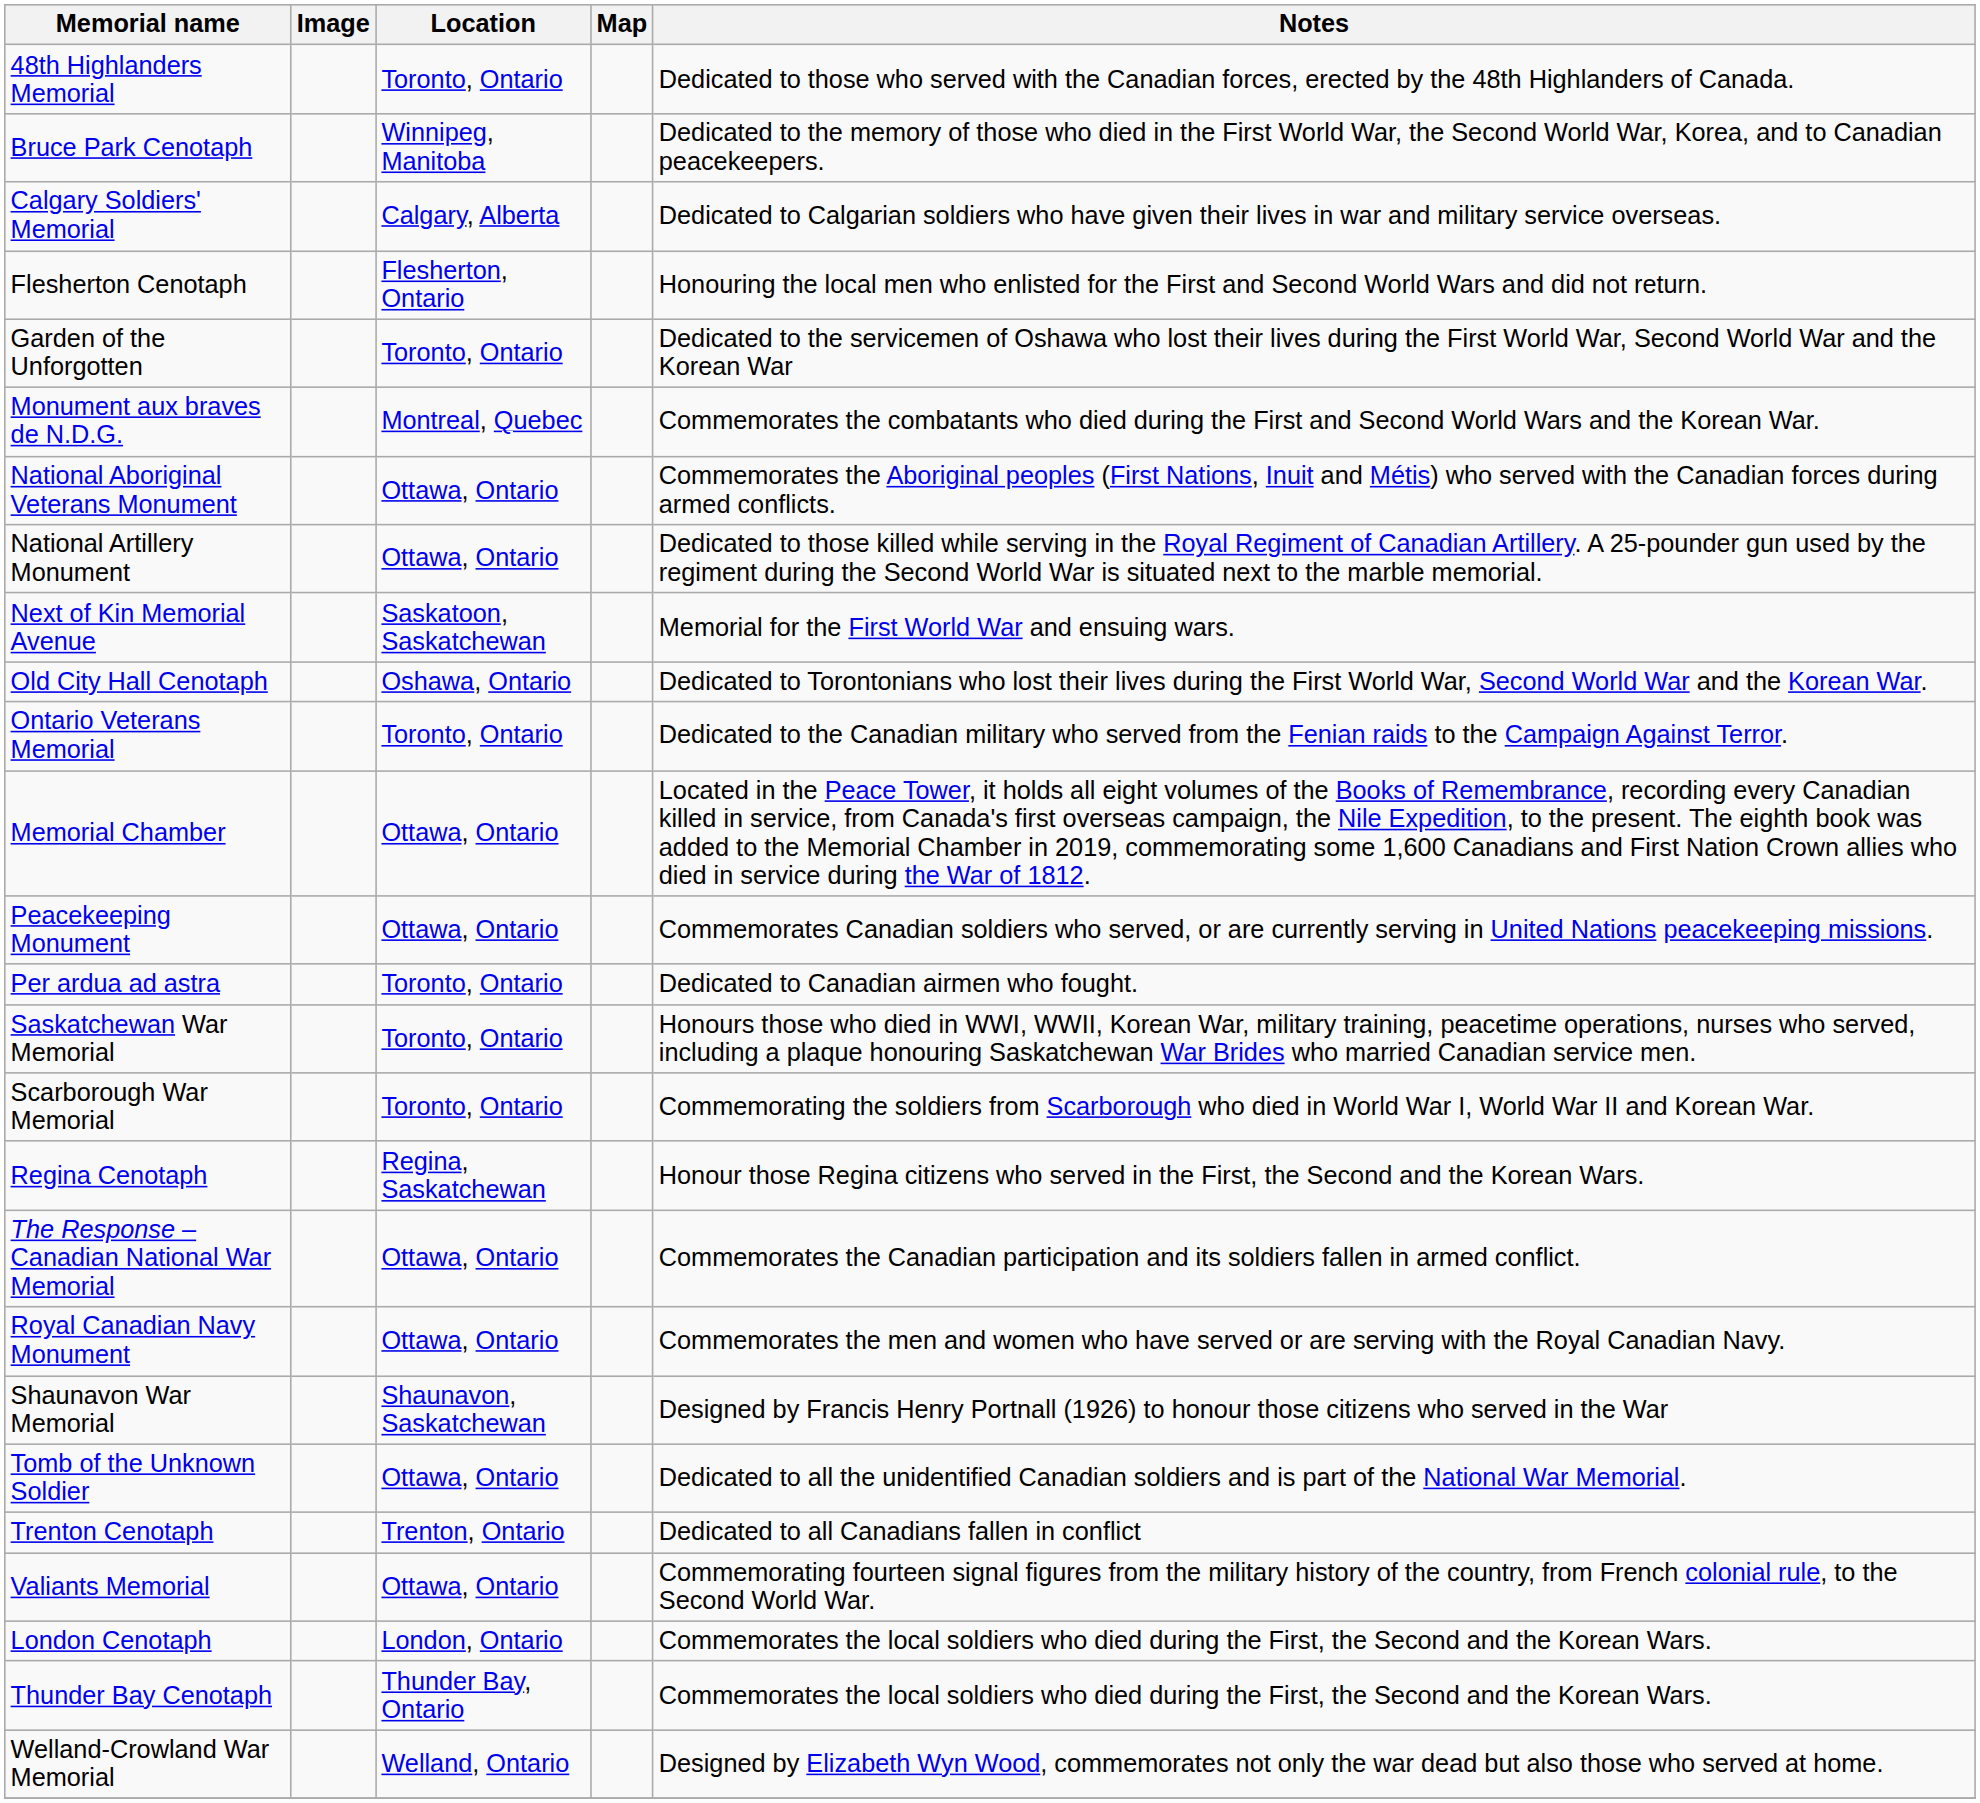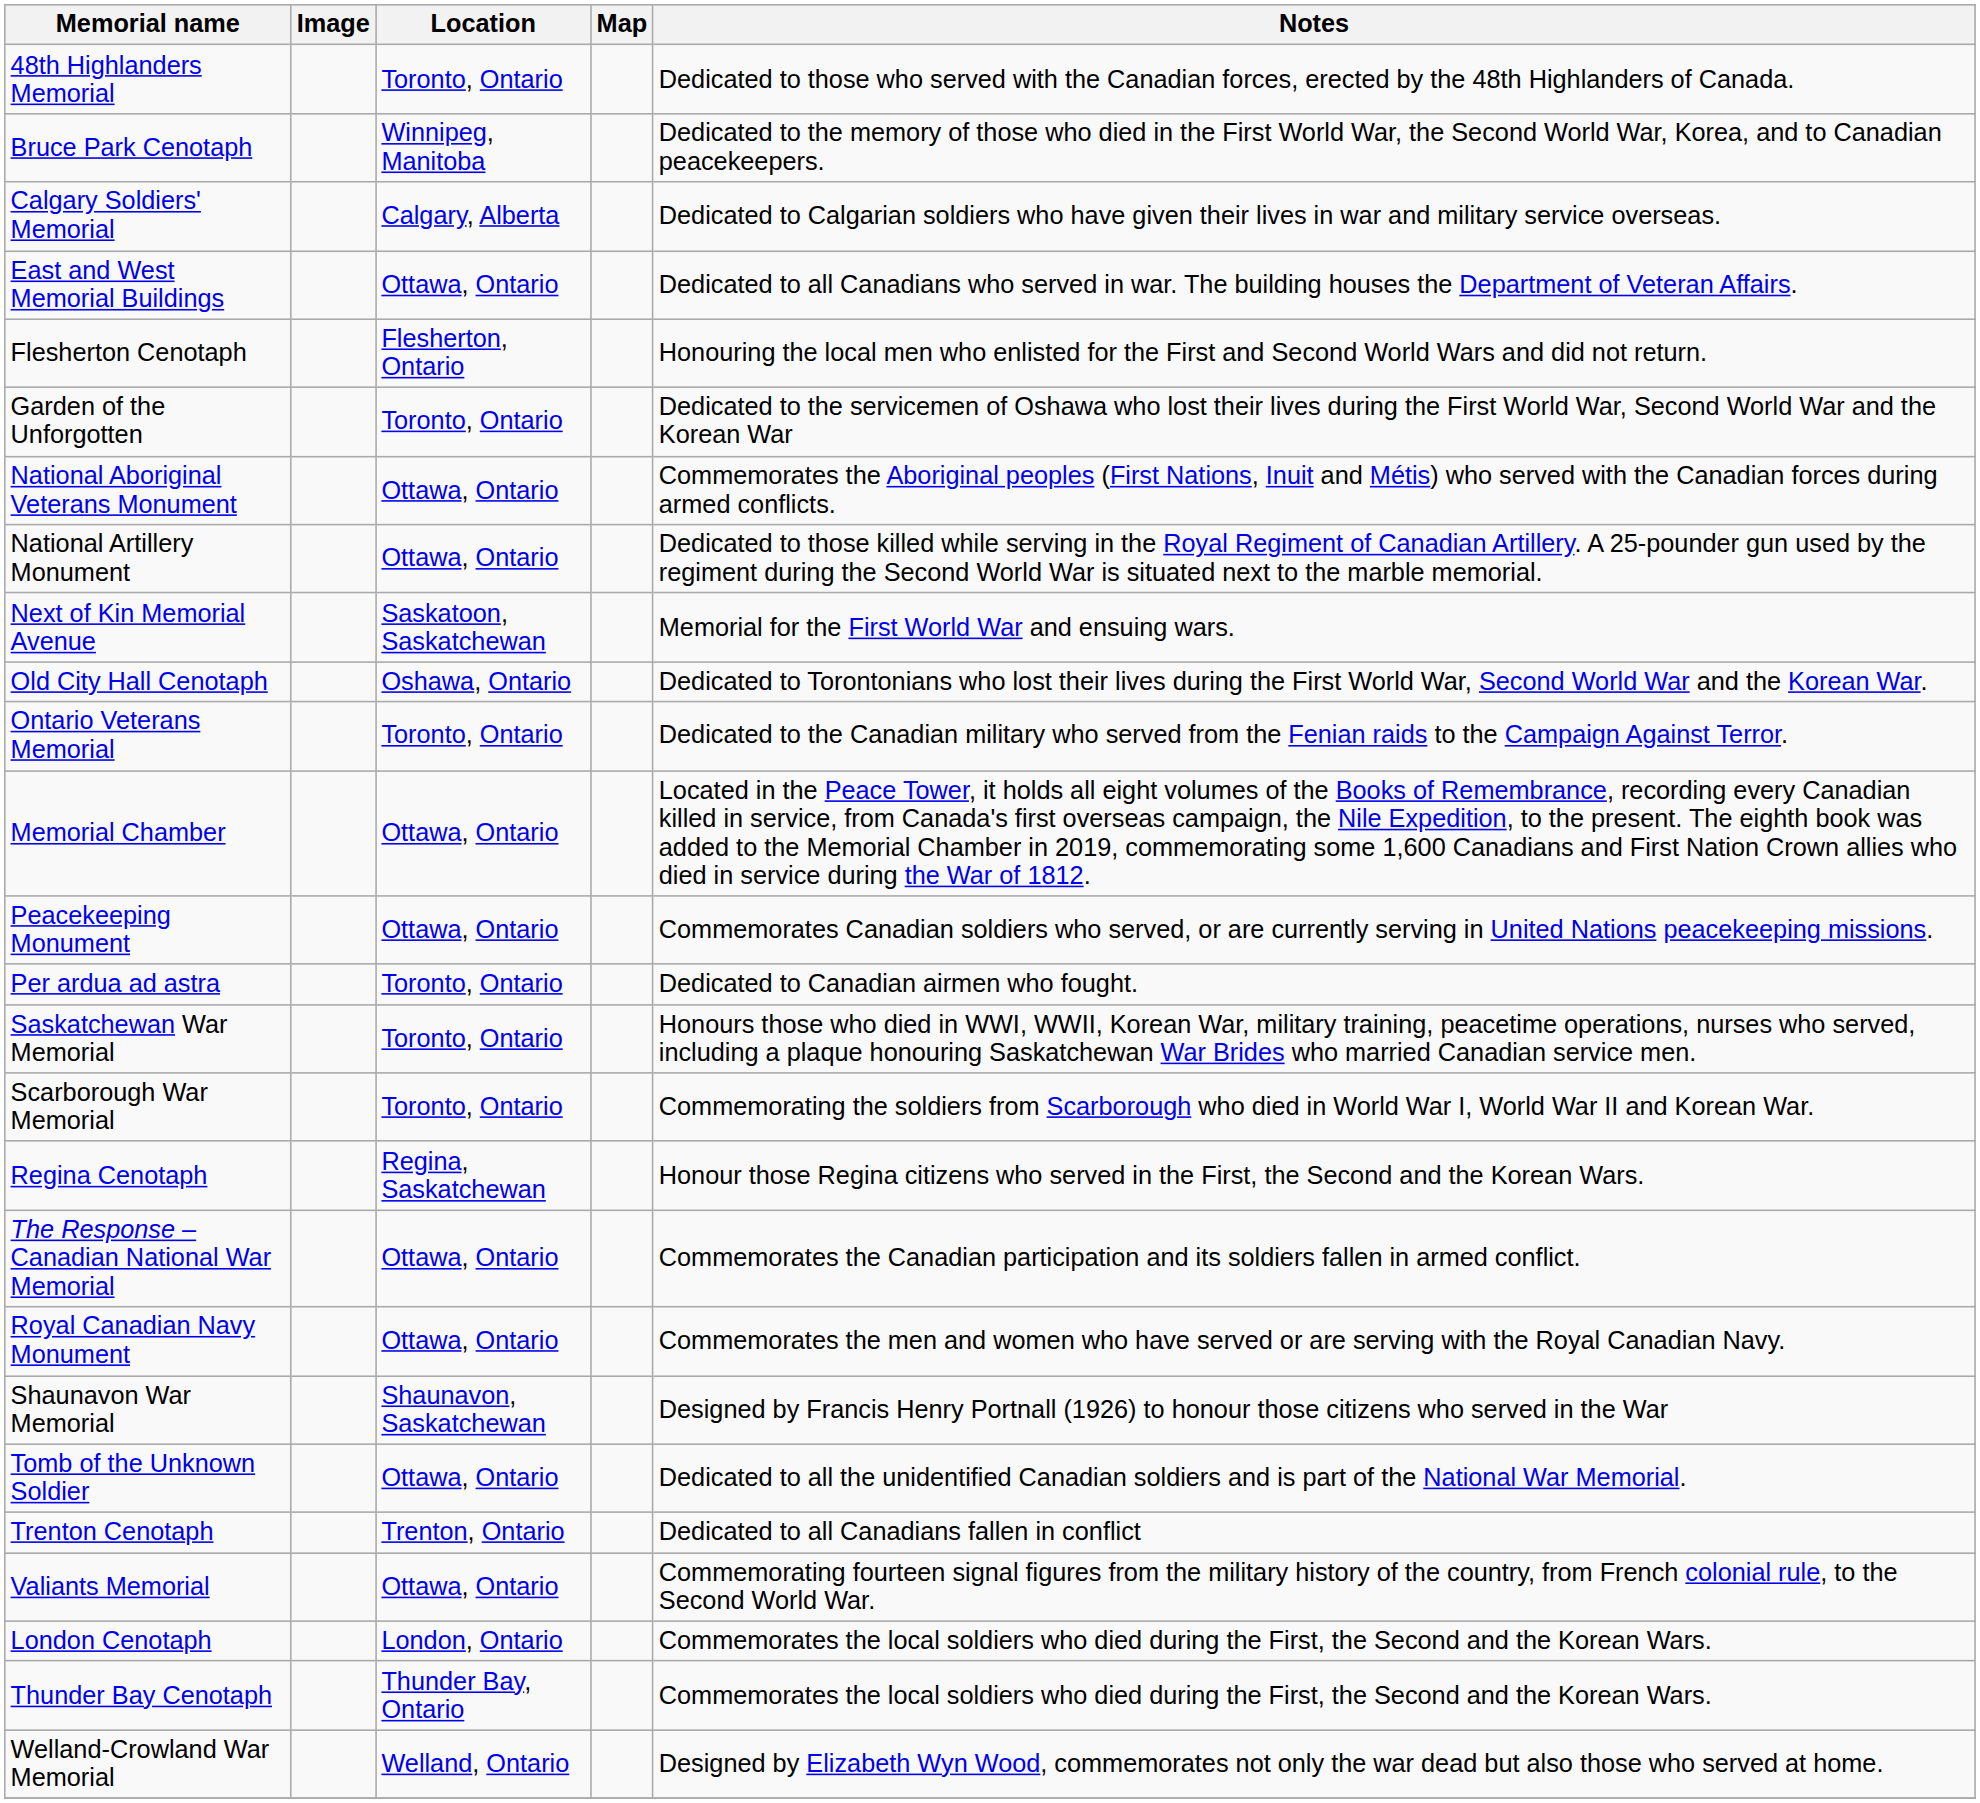+ row: (117, 284)
- row: (136, 421)
